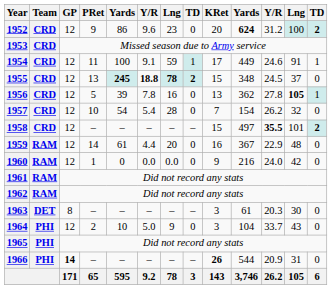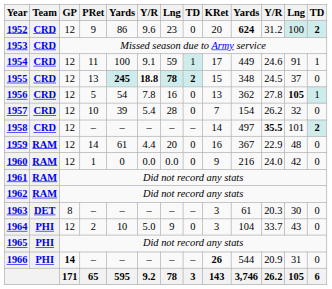(122, 95) 39 -> (122, 95) 54
(122, 111) 54 -> (122, 111) 39
(217, 128) 15 -> (217, 128) 14
